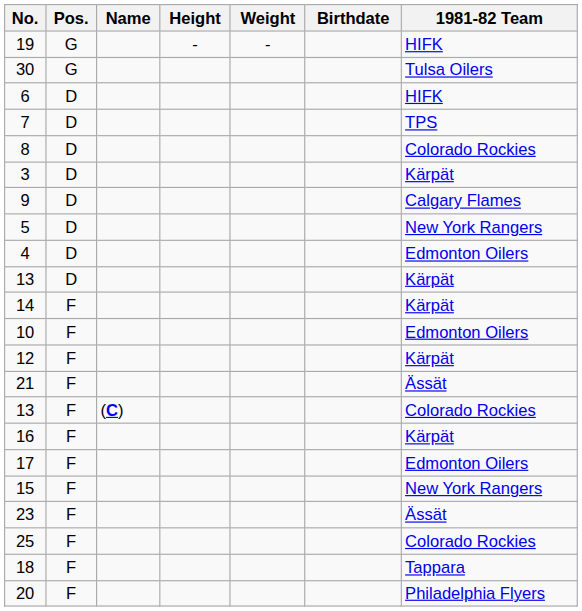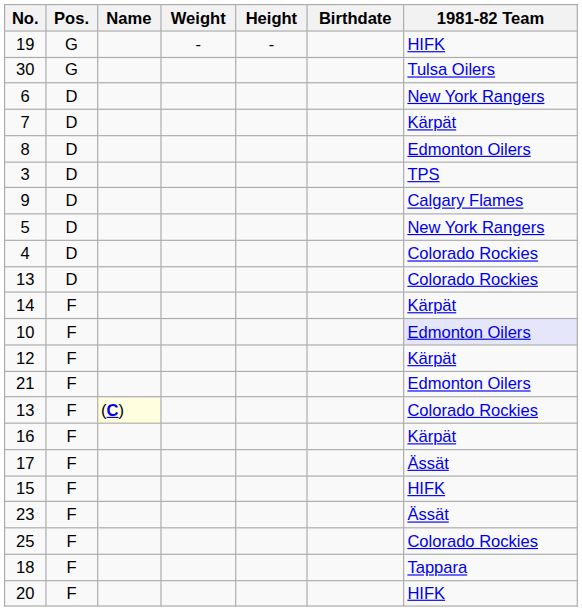columns swapped: (195, 18) <-> (268, 18)
(424, 97) HIFK -> (476, 97) New York Rangers
(421, 123) TPS -> (432, 123) Kärpät
(470, 149) Colorado Rockies -> (469, 149) Edmonton Oilers
(429, 175) Kärpät -> (423, 175) TPS
(467, 254) Edmonton Oilers -> (473, 254) Colorado Rockies
(429, 280) Kärpät -> (473, 280) Colorado Rockies
(467, 332) no background -> (469, 332) lavender background
(426, 384) Ässät -> (469, 384) Edmonton Oilers
(112, 410) no background -> (113, 410) lightyellow background
(467, 463) Edmonton Oilers -> (428, 463) Ässät
(474, 489) New York Rangers -> (426, 489) HIFK
(475, 594) Philadelphia Flyers -> (426, 594) HIFK
